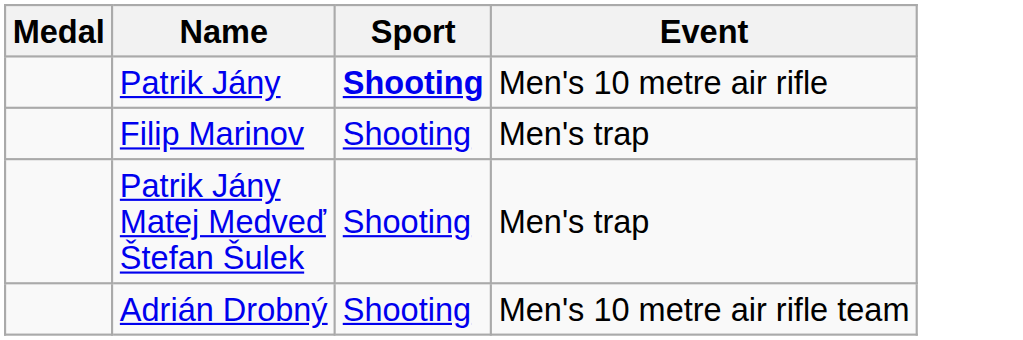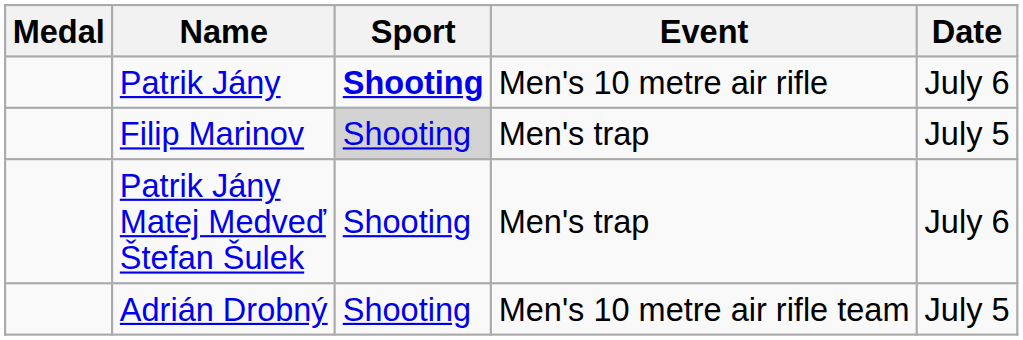+ column: (967, 31)
(407, 134) no background -> (407, 134) lightgrey background
